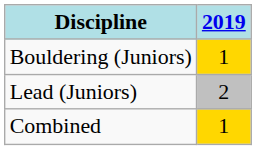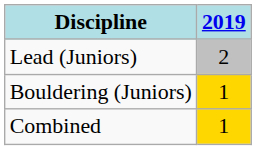rows swapped: (73, 91) <-> (101, 56)
